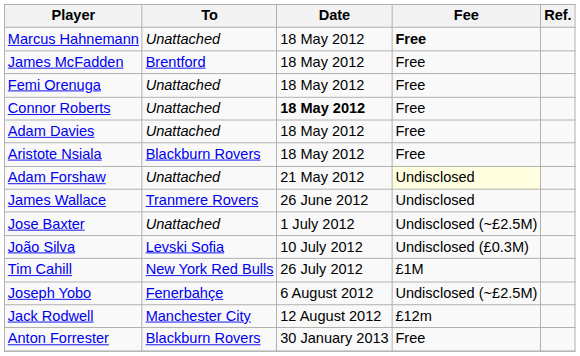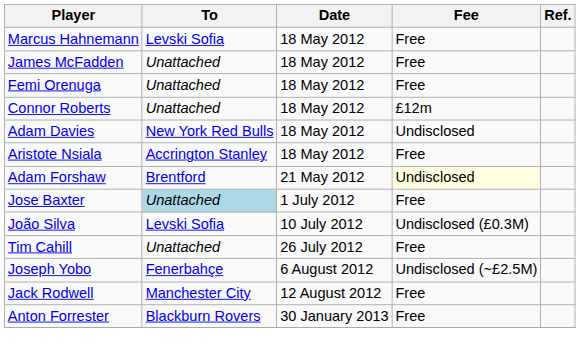(183, 39) Unattached -> (185, 39) Levski Sofia
(411, 39) bold -> (410, 39) normal
(176, 62) Brentford -> (183, 62) Unattached
(323, 108) bold -> (322, 108) normal
(410, 108) Free -> (414, 108) £12m
(183, 131) Unattached -> (210, 131) New York Red Bulls
(410, 131) Free -> (435, 131) Undisclosed
(203, 154) Blackburn Rovers -> (206, 154) Accrington Stanley
(183, 177) Unattached -> (176, 177) Brentford
- row: (57, 200)
(183, 223) no background -> (183, 200) lightblue background
(466, 223) Undisclosed (~£2.5M) -> (410, 200) Free
(210, 270) New York Red Bulls -> (183, 246) Unattached
(410, 270) £1M -> (410, 246) Free
(414, 316) £12m -> (410, 293) Free
